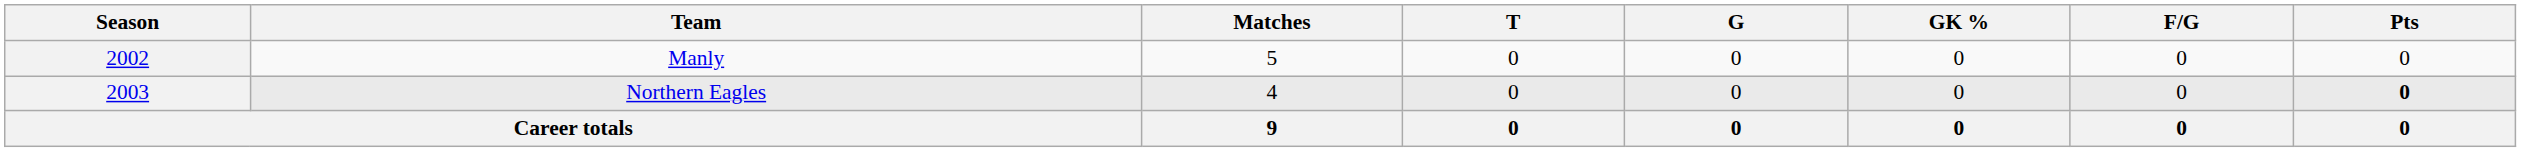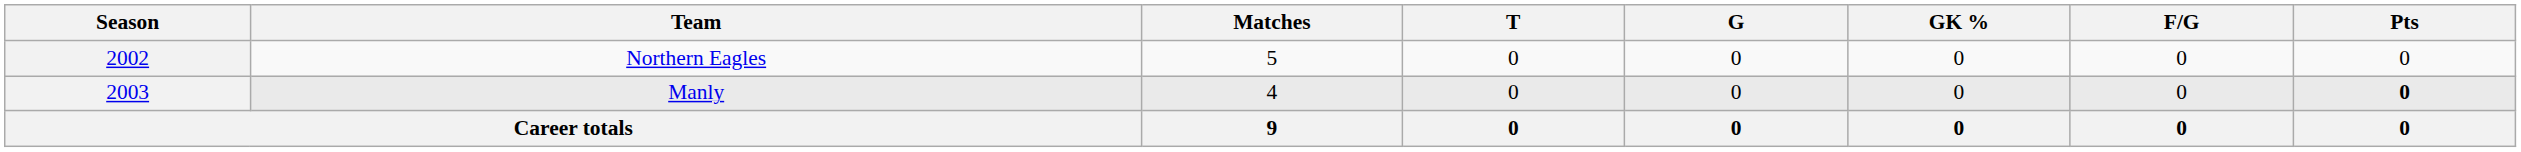(696, 57) Manly -> (696, 57) Northern Eagles
(696, 93) Northern Eagles -> (696, 93) Manly
